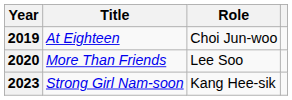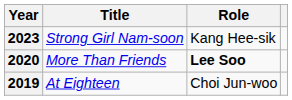rows swapped: (24, 38) <-> (24, 83)
(217, 60) normal -> (218, 60) bold
